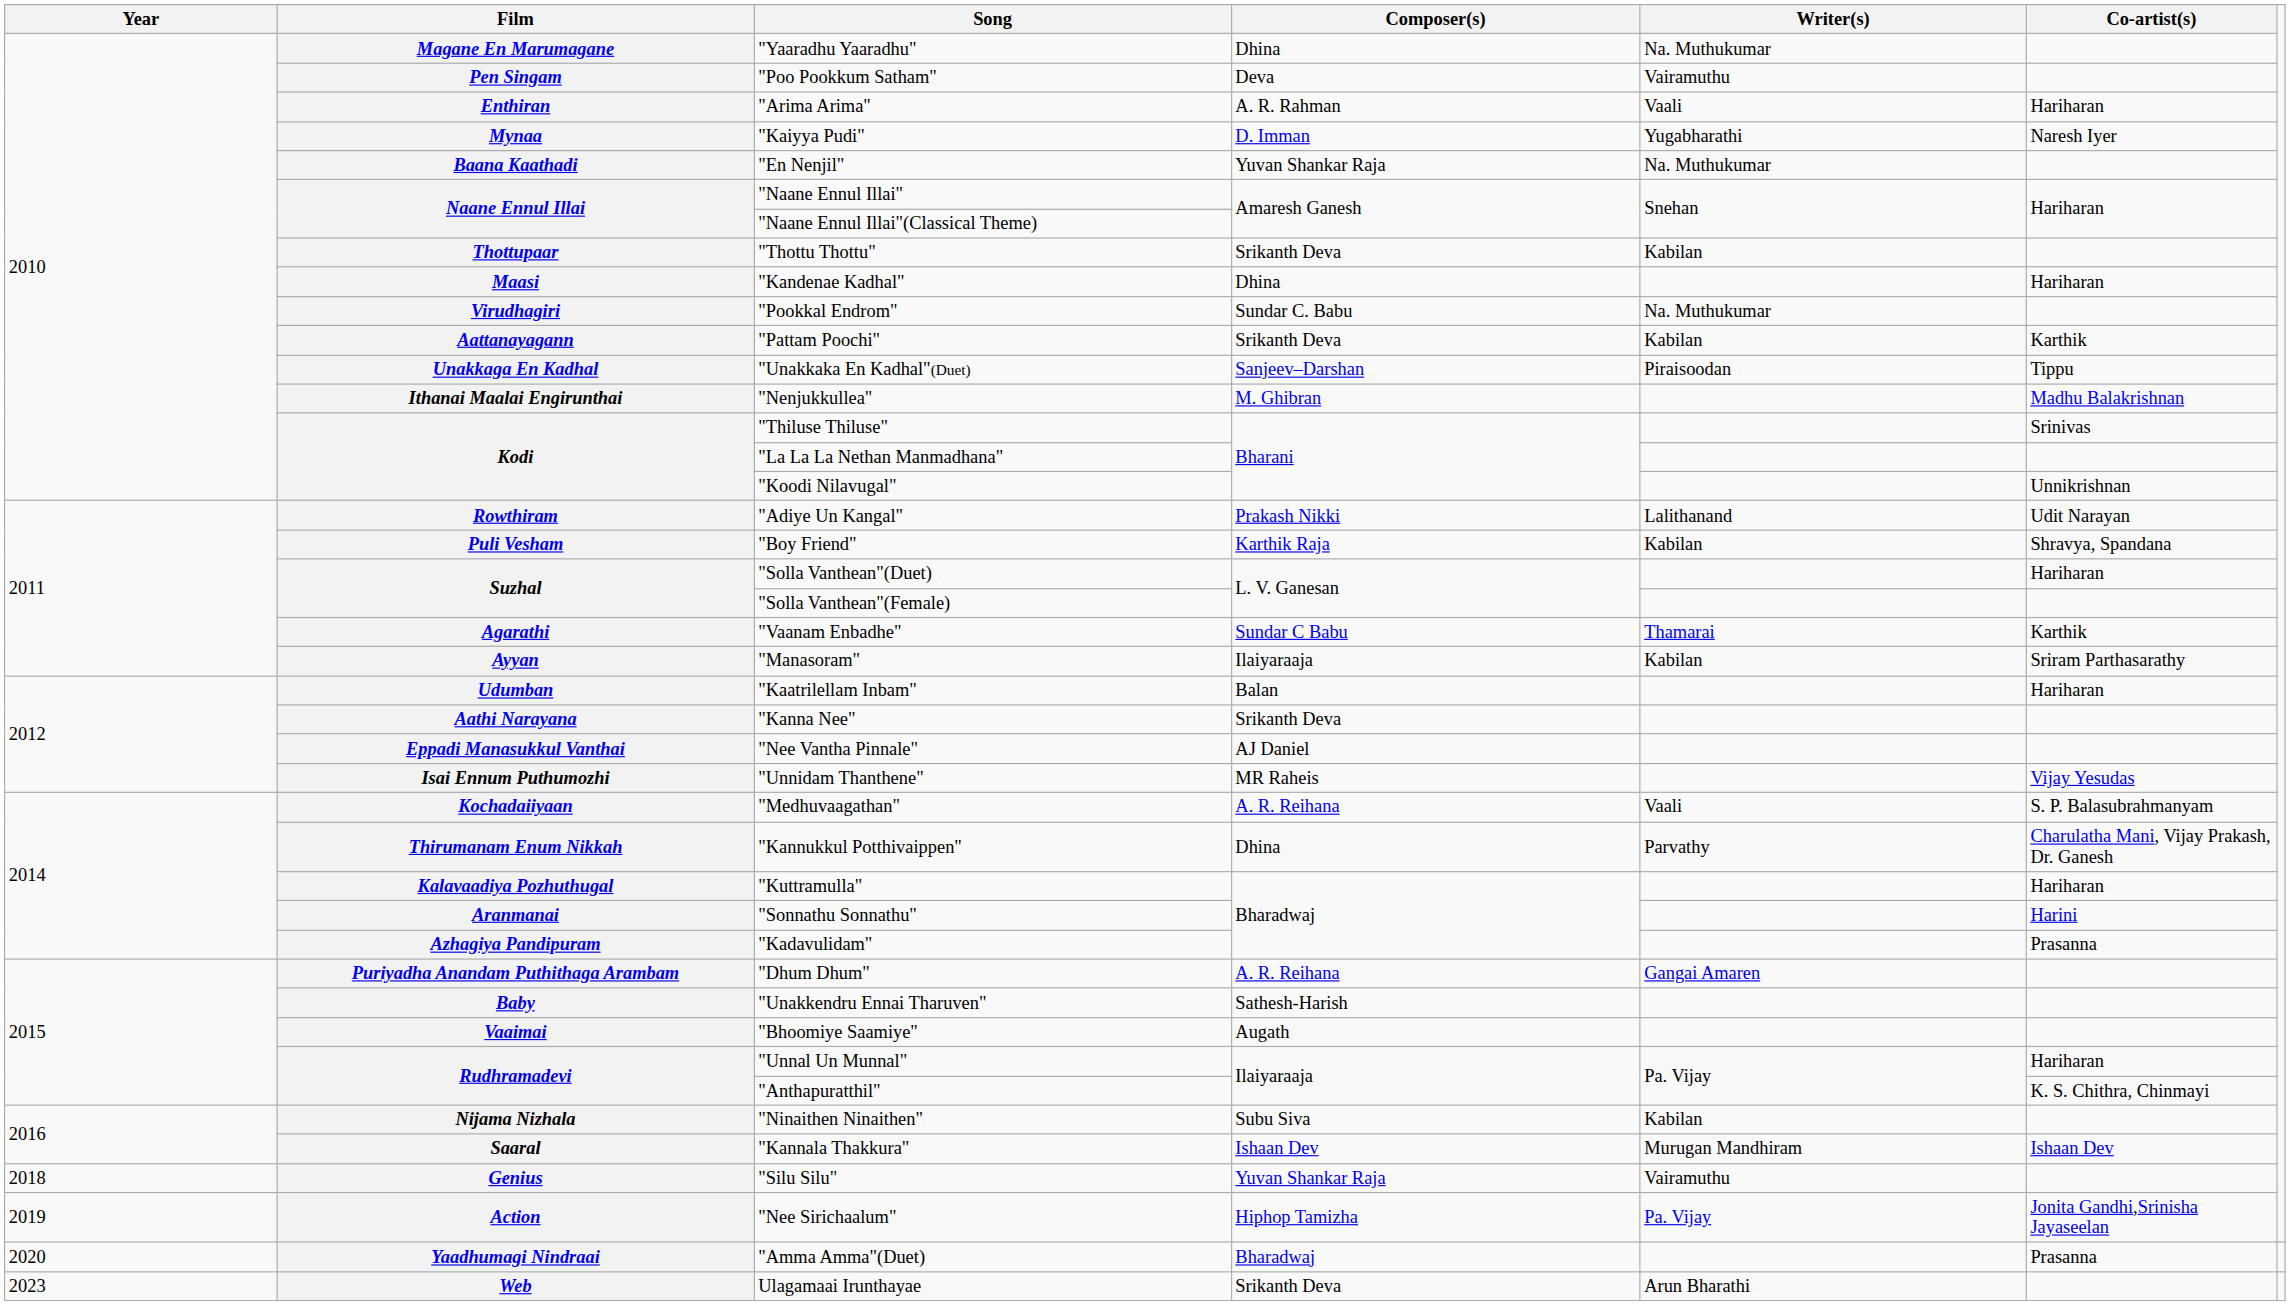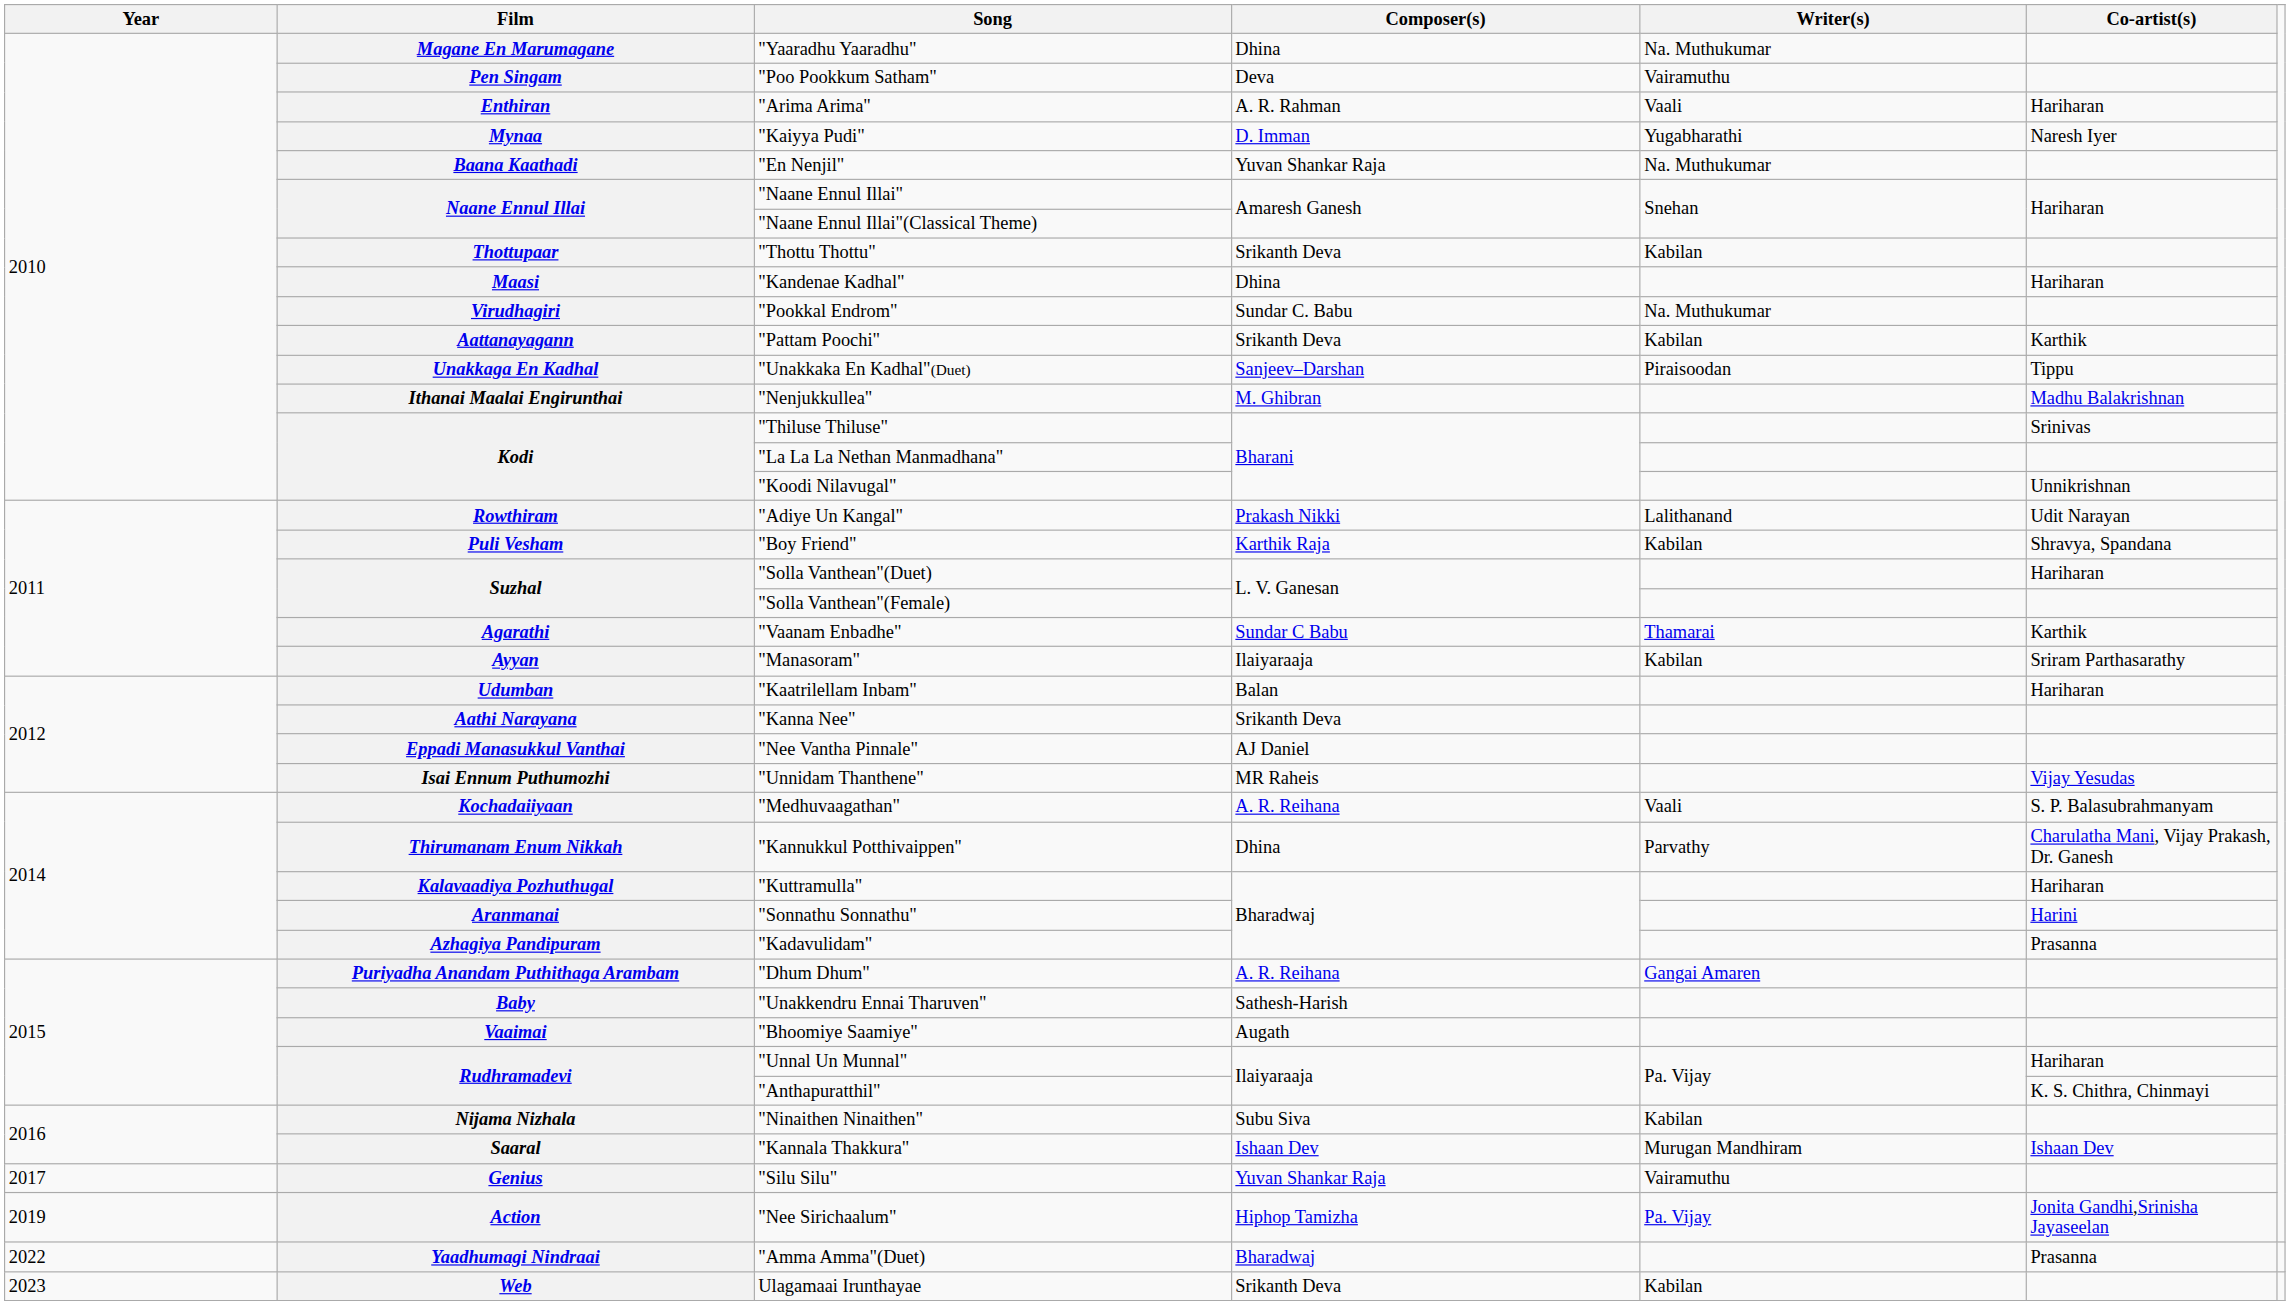(27, 1177) 2018 -> (27, 1177) 2017
(27, 1256) 2020 -> (27, 1256) 2022
(1697, 1286) Arun Bharathi -> (1673, 1286) Kabilan
